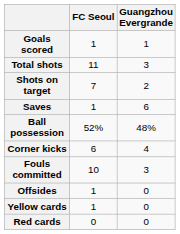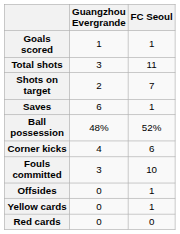columns swapped: (93, 17) <-> (146, 17)
